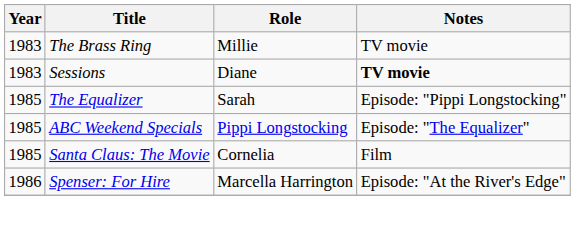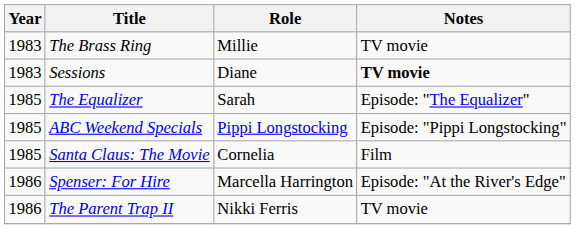(464, 100) Episode: "Pippi Longstocking" -> (445, 100) Episode: "The Equalizer"
(445, 127) Episode: "The Equalizer" -> (464, 127) Episode: "Pippi Longstocking"
+ row: (111, 209)
